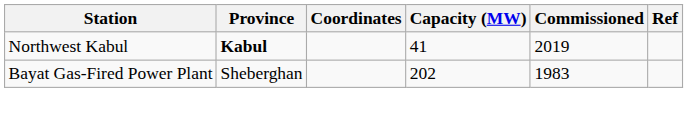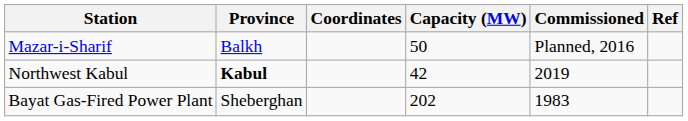+ row: (60, 45)
(418, 45) 41 -> (418, 73) 42
